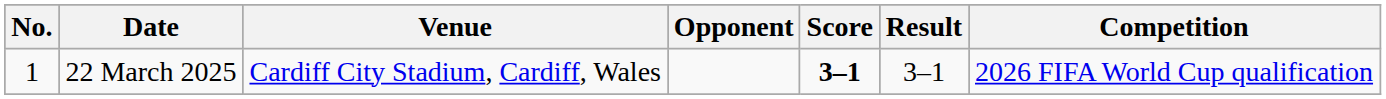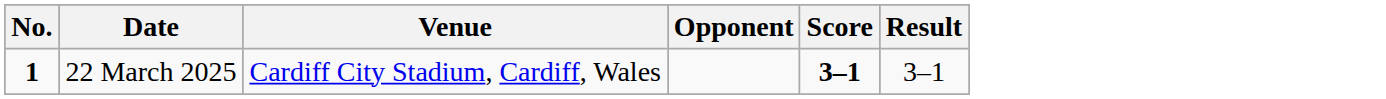- column: (1174, 26)
(32, 71) normal -> (32, 71) bold
